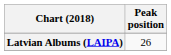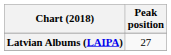(146, 42) 26 -> (146, 42) 27
